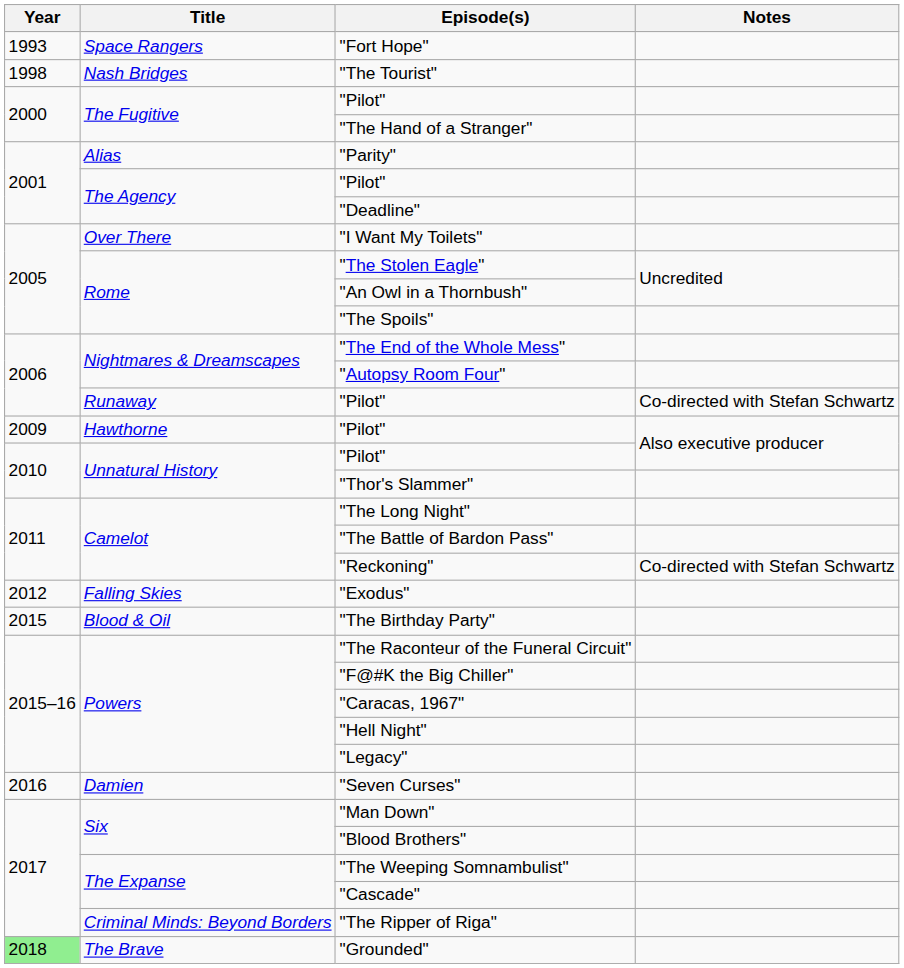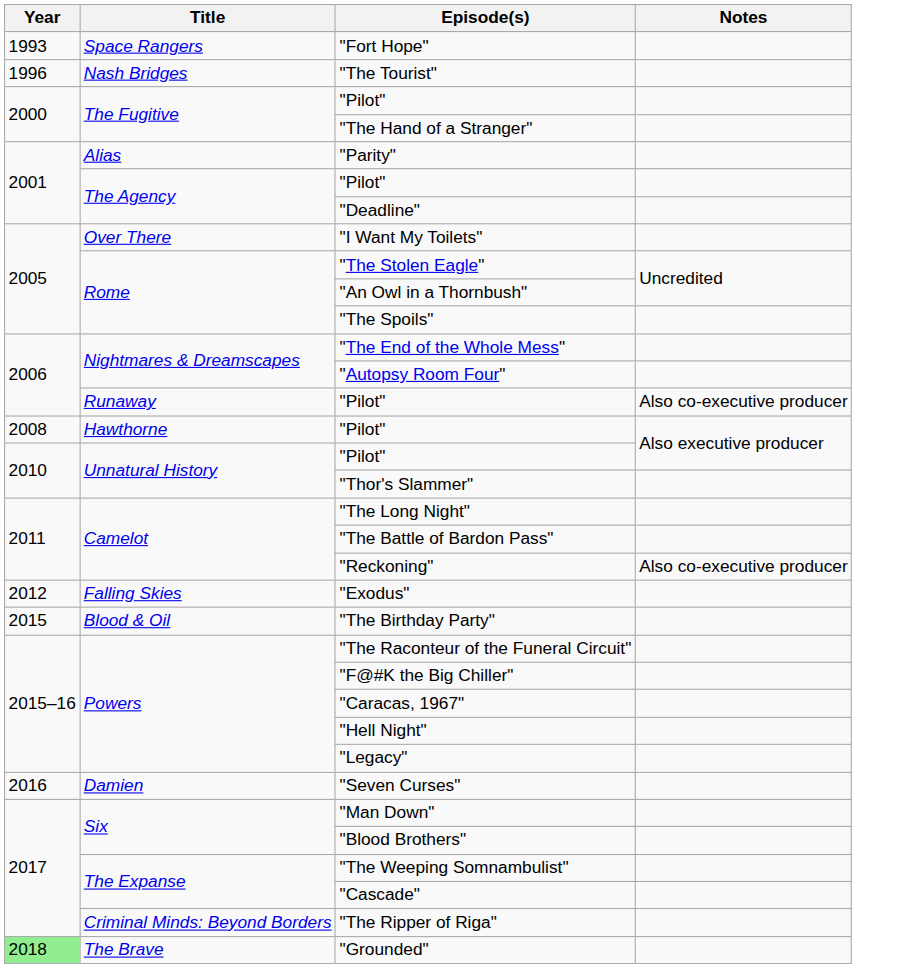(28, 73) 1998 -> (28, 73) 1996
(767, 401) Co-directed with Stefan Schwartz -> (743, 401) Also co-executive producer
(28, 429) 2009 -> (28, 429) 2008
(767, 566) Co-directed with Stefan Schwartz -> (743, 566) Also co-executive producer
